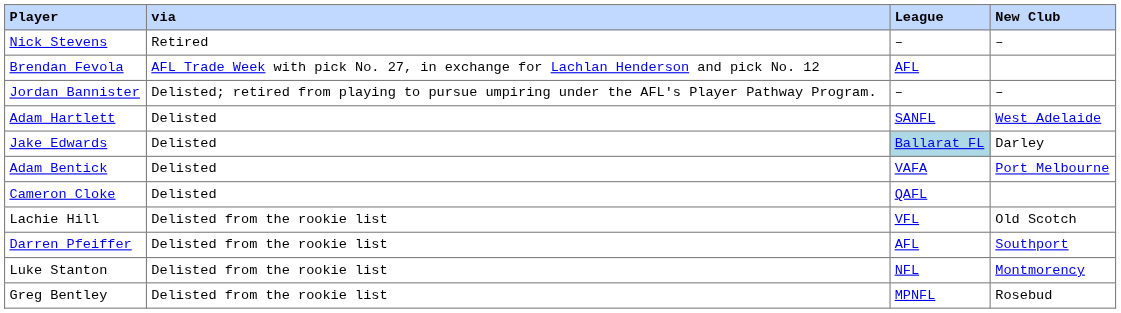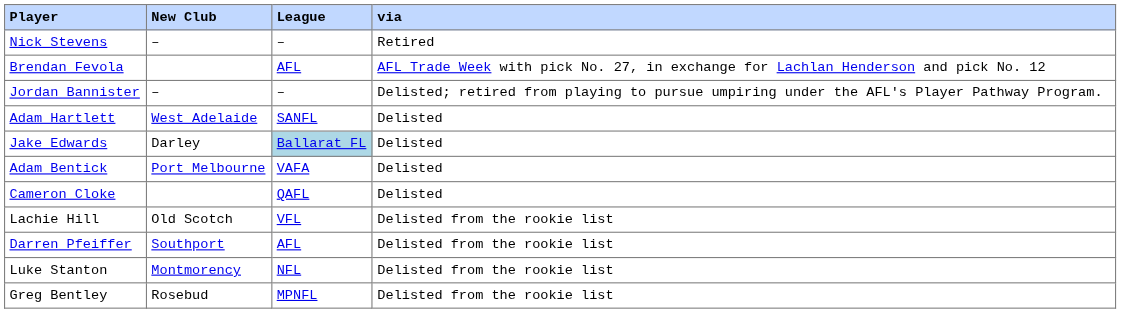columns swapped: (1028, 17) <-> (164, 17)
